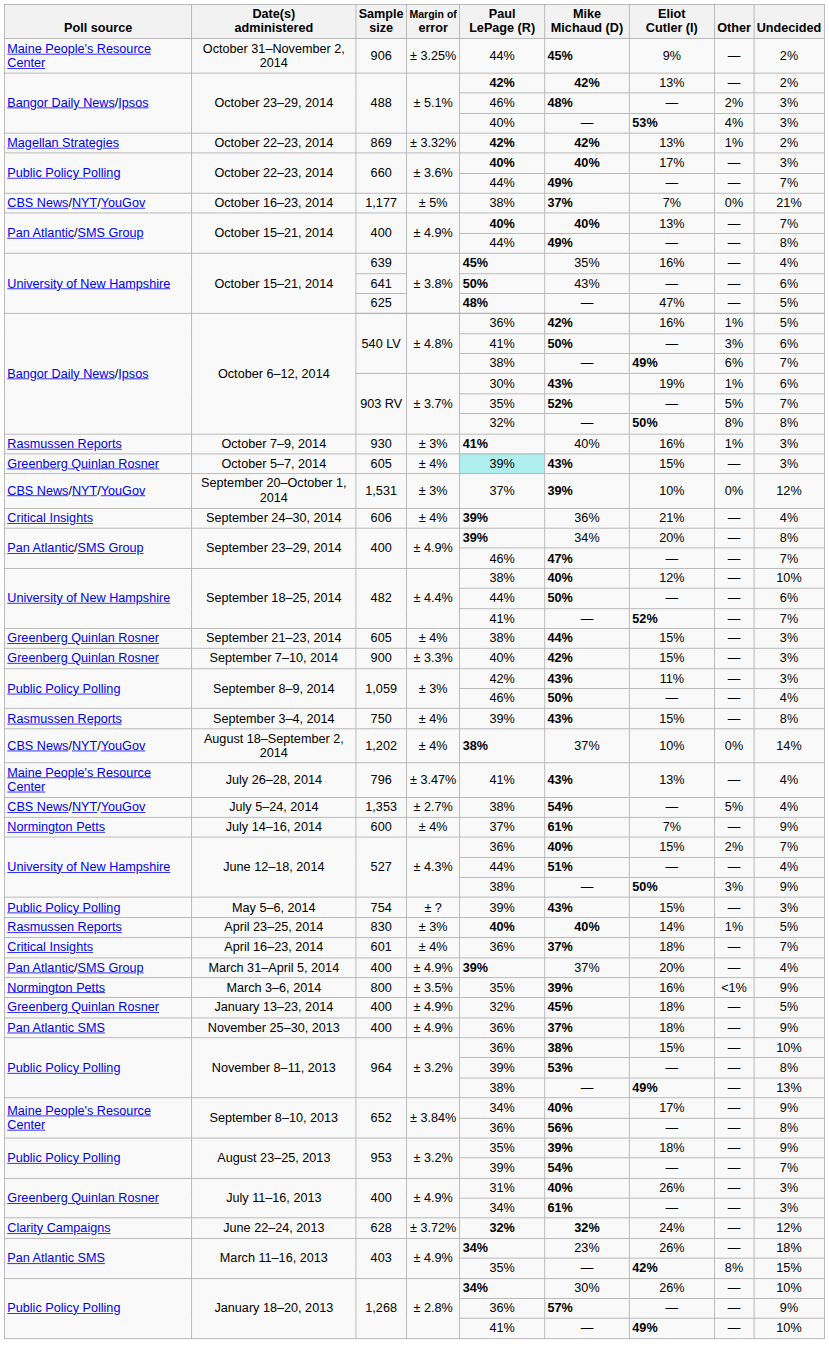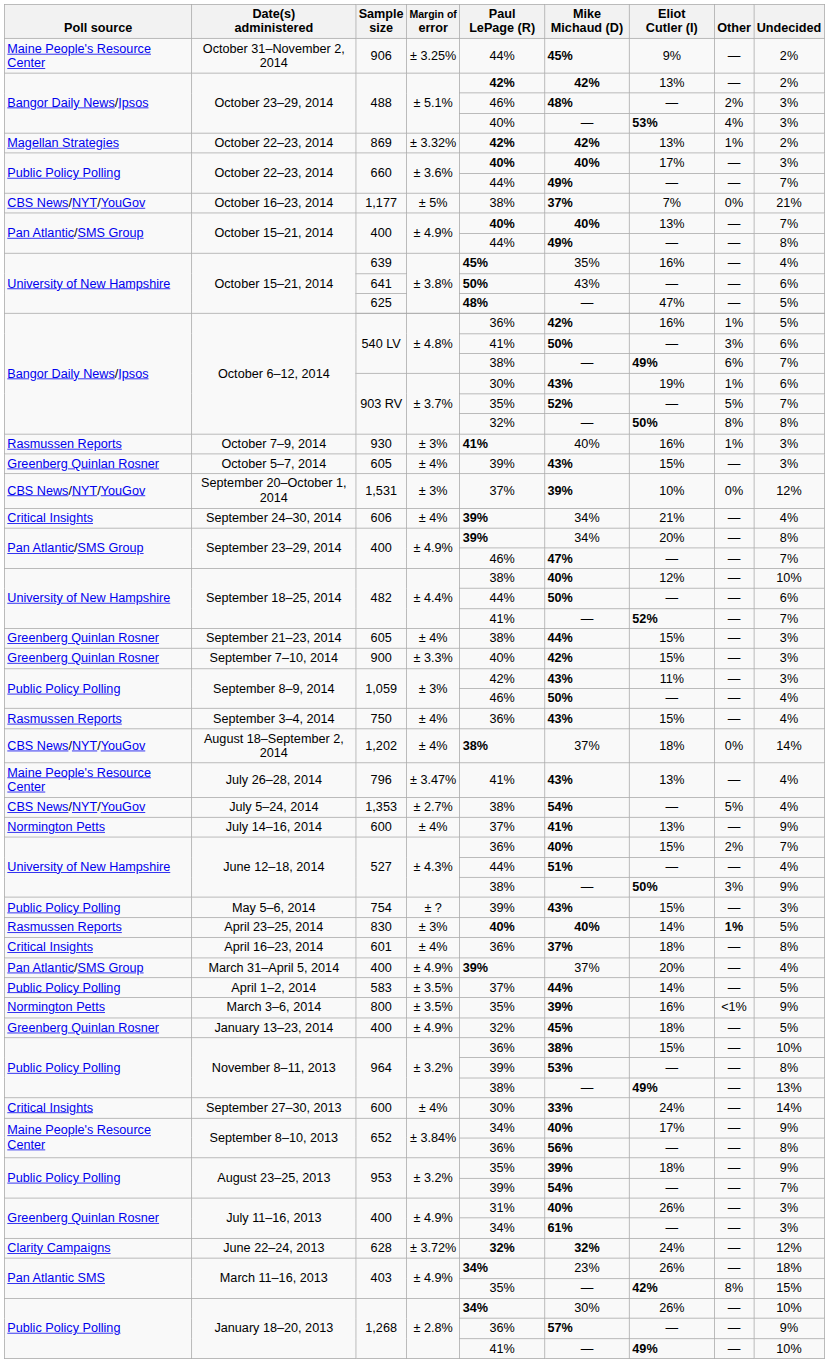(502, 463) paleturquoise background -> (502, 463) no background
(587, 518) 36% -> (587, 518) 34%
(502, 718) 39% -> (502, 718) 36%
(789, 718) 8% -> (789, 718) 4%
(672, 745) 10% -> (672, 745) 18%
(560, 827) 61% -> (560, 827) 41%
(672, 827) 7% -> (672, 827) 13%
(734, 927) normal -> (734, 927) bold
(789, 947) 7% -> (789, 947) 8%
+ row: (274, 987)
- row: (274, 1027)
+ row: (274, 1107)
